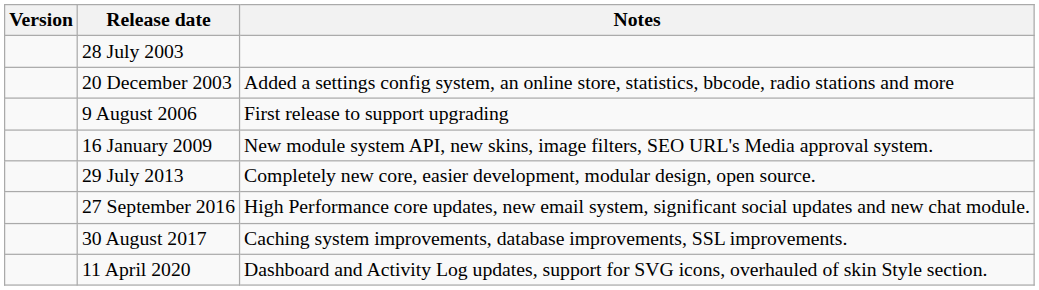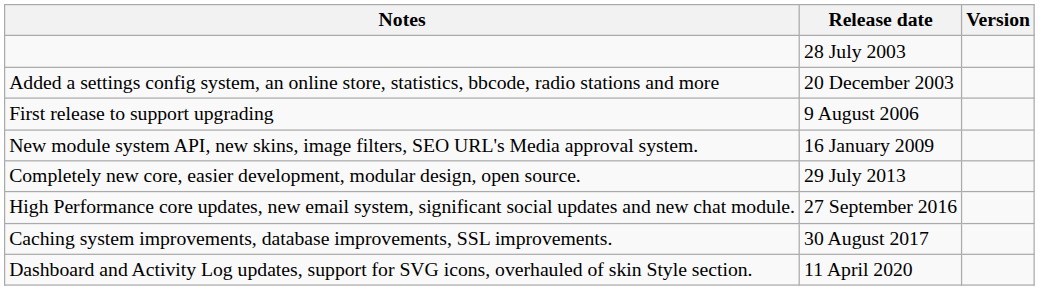columns swapped: (41, 20) <-> (637, 20)
